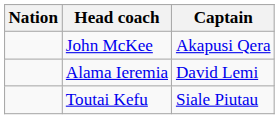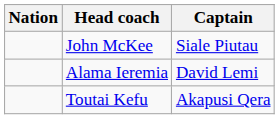(223, 45) Akapusi Qera -> (217, 45) Siale Piutau
(217, 99) Siale Piutau -> (223, 99) Akapusi Qera
